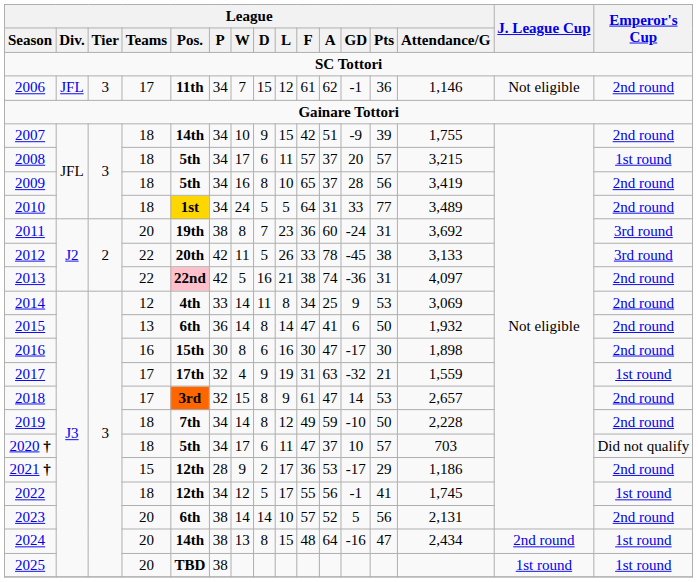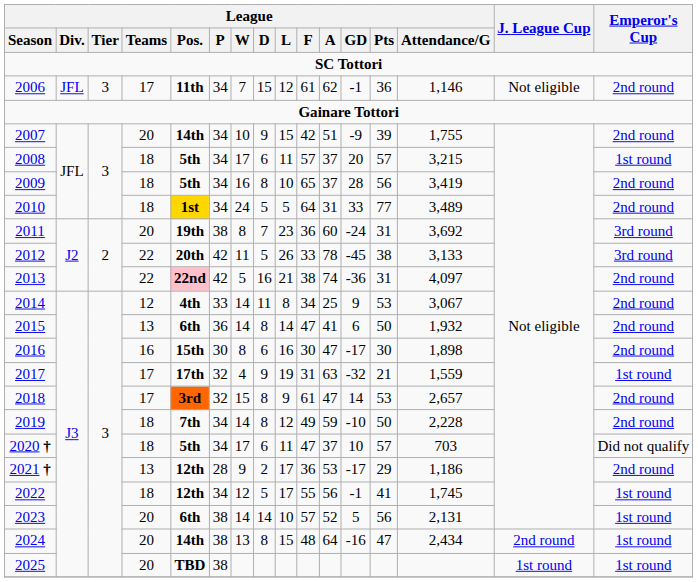(146, 135) 18 -> (146, 135) 20
(446, 302) 3,069 -> (446, 302) 3,067
(146, 469) 15 -> (146, 469) 13
(643, 517) 2nd round -> (643, 517) 1st round
